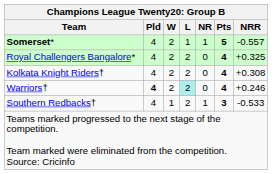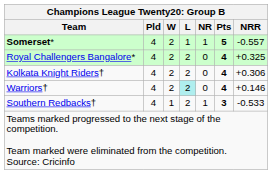(251, 73) +0.308 -> (251, 73) +0.306
(153, 88) bold -> (153, 88) normal
(251, 88) +0.246 -> (251, 88) +0.146
